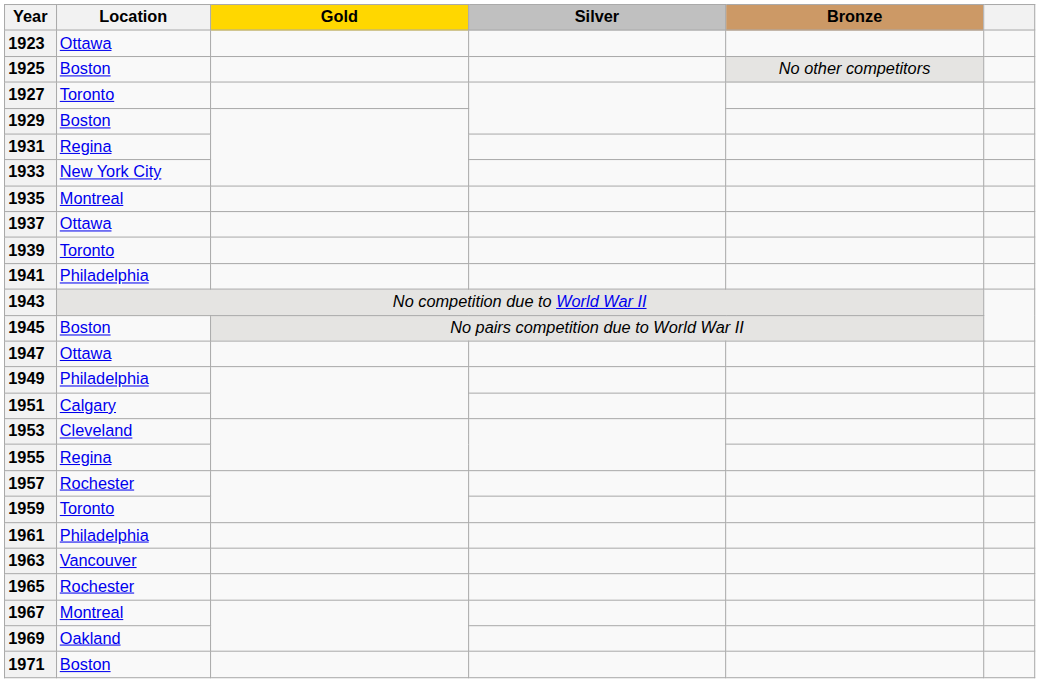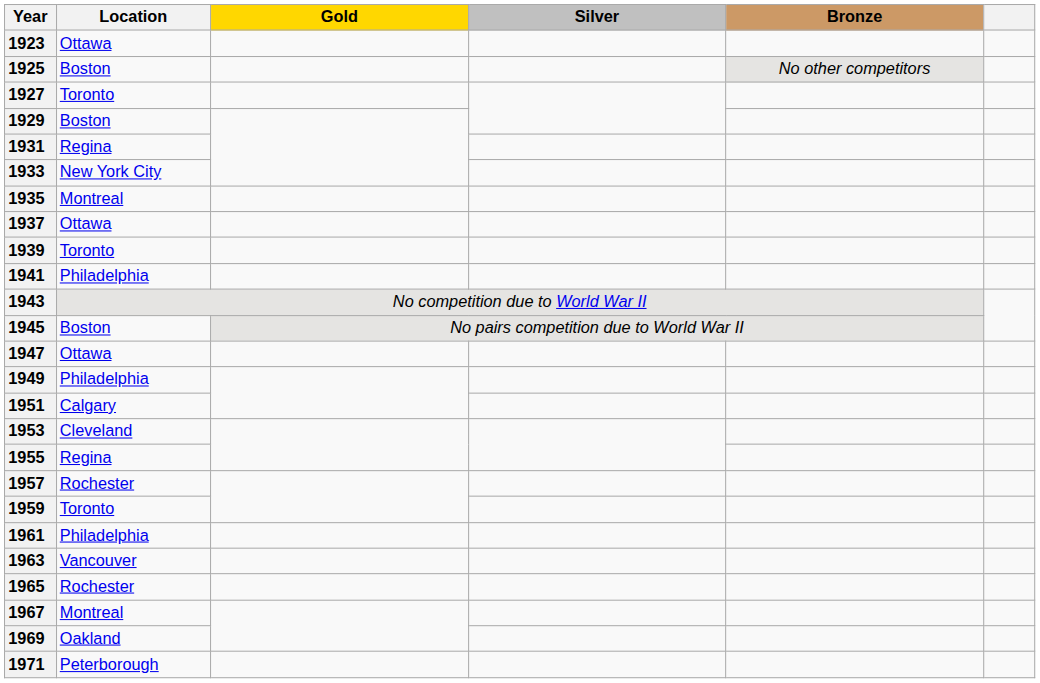(85, 664) Boston -> (109, 664) Peterborough
